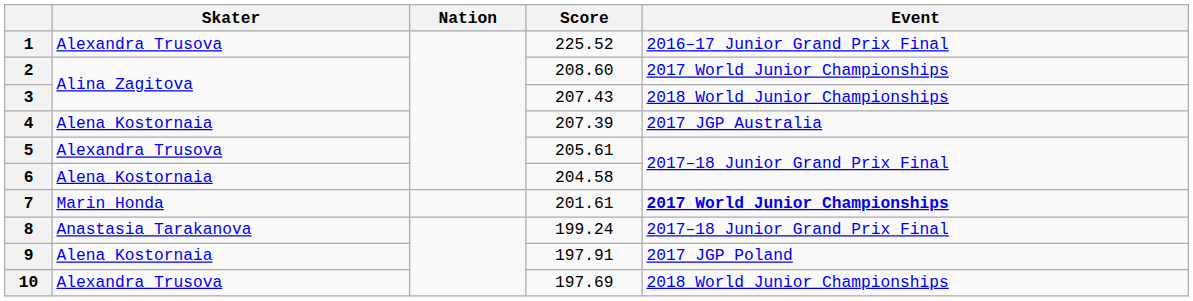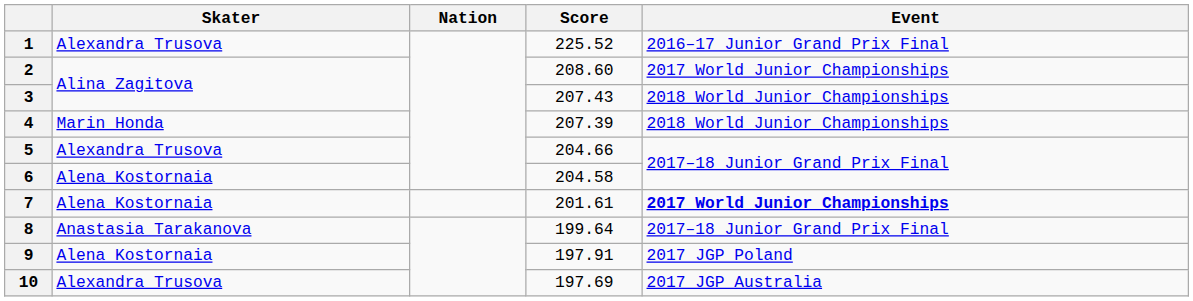(134, 124) Alena Kostornaia -> (110, 124) Marin Honda
(734, 124) 2017 JGP Australia -> (798, 124) 2018 World Junior Championships
(584, 150) 205.61 -> (584, 150) 204.66
(110, 203) Marin Honda -> (134, 203) Alena Kostornaia
(584, 230) 199.24 -> (584, 230) 199.64
(798, 283) 2018 World Junior Championships -> (734, 283) 2017 JGP Australia
